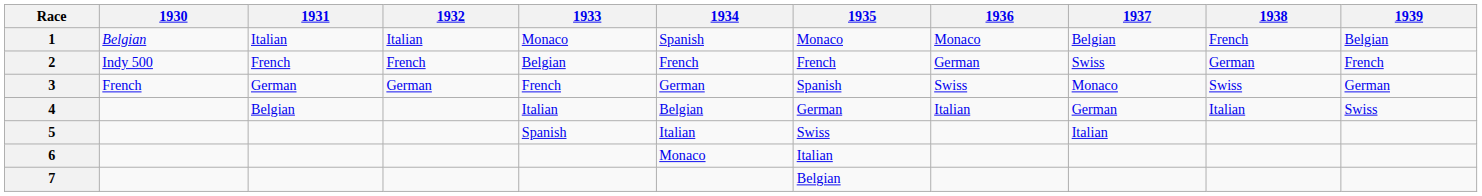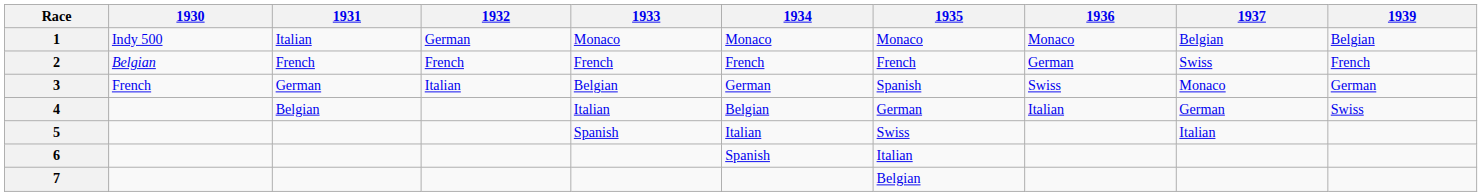- column: (1274, 16)
(124, 39) Belgian -> (137, 39) Indy 500
(404, 39) Italian -> (447, 39) German
(682, 39) Spanish -> (748, 39) Monaco
(128, 62) Indy 500 -> (134, 62) Belgian
(544, 62) Belgian -> (593, 62) French
(409, 86) German -> (443, 86) Italian
(541, 86) French -> (596, 86) Belgian
(682, 156) Monaco -> (748, 156) Spanish
